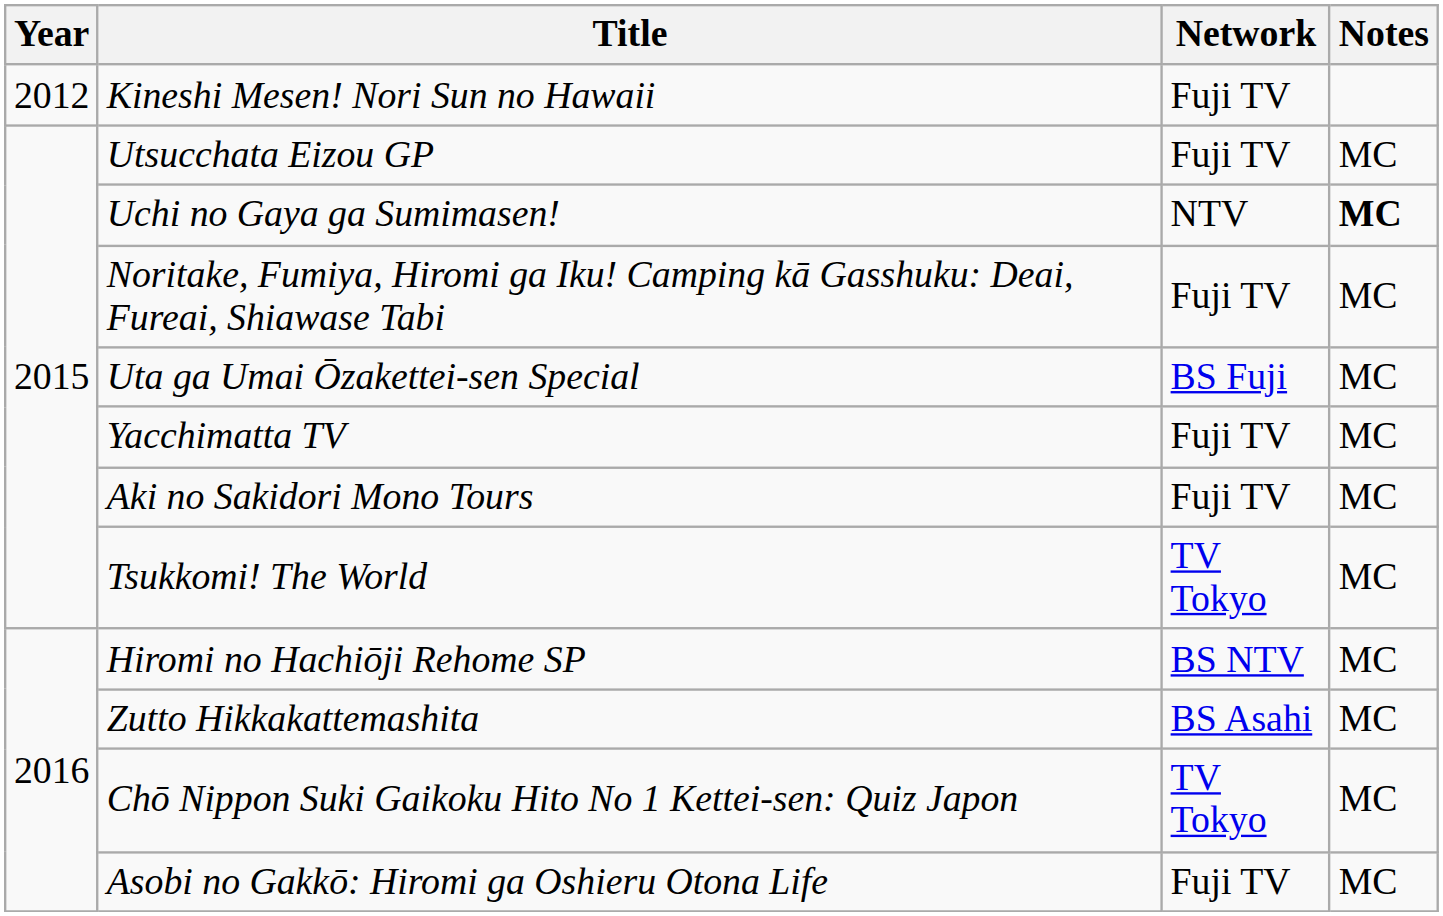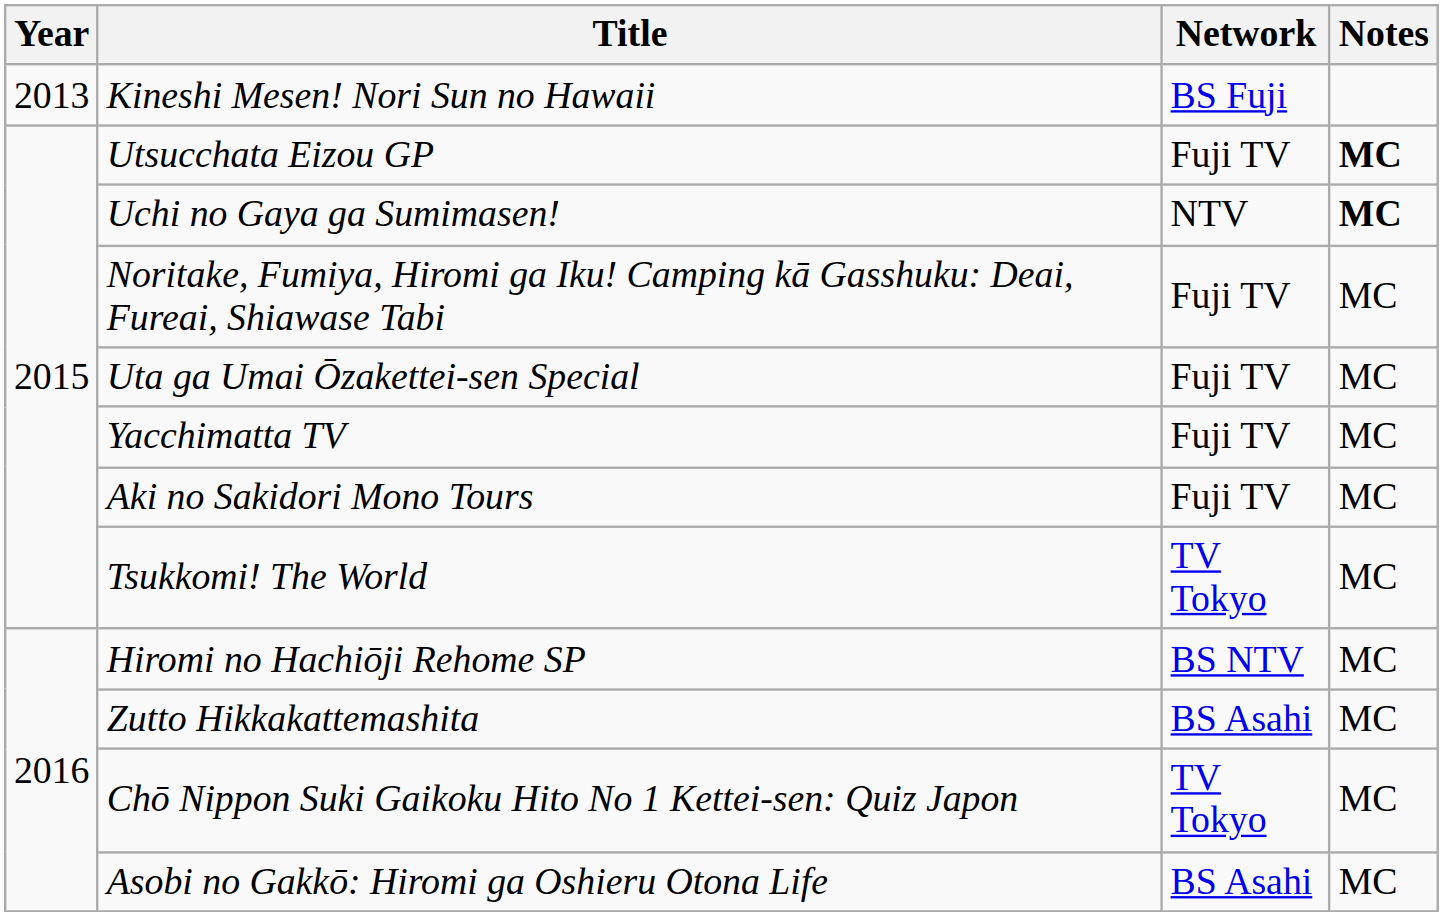(52, 94) 2012 -> (52, 94) 2013
(1231, 94) Fuji TV -> (1229, 94) BS Fuji
(1368, 154) normal -> (1370, 154) bold
(1229, 376) BS Fuji -> (1231, 376) Fuji TV
(1231, 880) Fuji TV -> (1241, 880) BS Asahi
